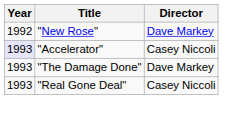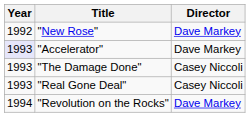(181, 49) Casey Niccoli -> (207, 49) Dave Markey
(180, 67) Dave Markey -> (208, 67) Casey Niccoli
+ row: (103, 103)
